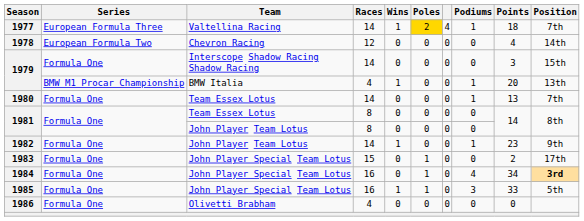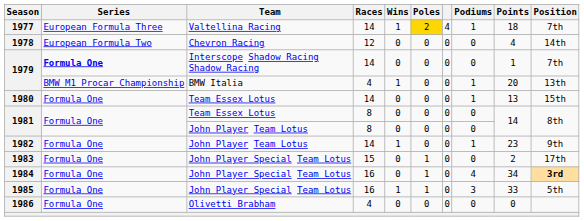(73, 62) normal -> (73, 62) bold
(513, 62) 3 -> (513, 62) 1
(555, 62) 15th -> (555, 62) 7th
(555, 98) 7th -> (555, 98) 15th
